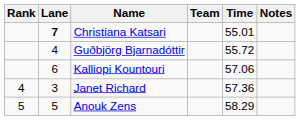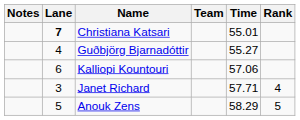columns swapped: (21, 13) <-> (276, 13)
(240, 50) 55.72 -> (244, 50) 55.27
(240, 87) 57.36 -> (244, 87) 57.71
